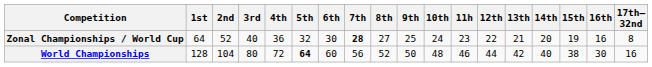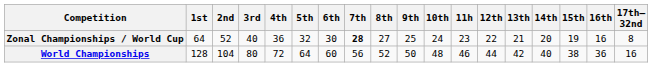(305, 54) bold -> (305, 54) normal
(601, 54) 30 -> (601, 54) 36
